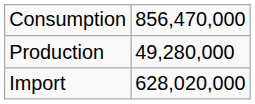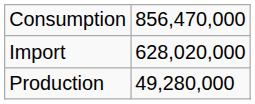rows swapped: (57, 51) <-> (37, 83)
